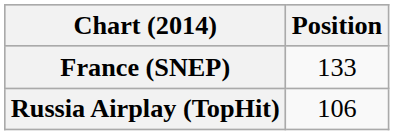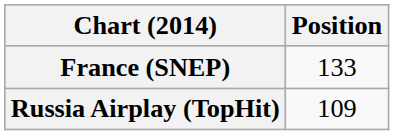(337, 108) 106 -> (337, 108) 109
